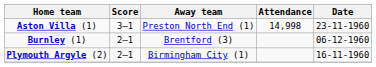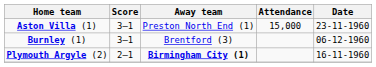(285, 26) 14,998 -> (285, 26) 15,000
(125, 40) 2–1 -> (125, 40) 3–1
(198, 55) normal -> (198, 55) bold
